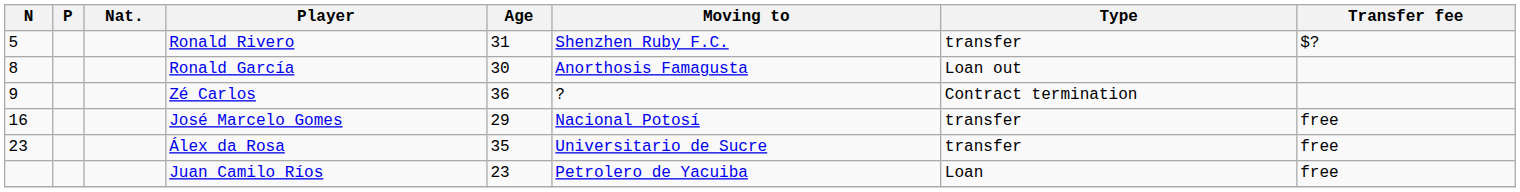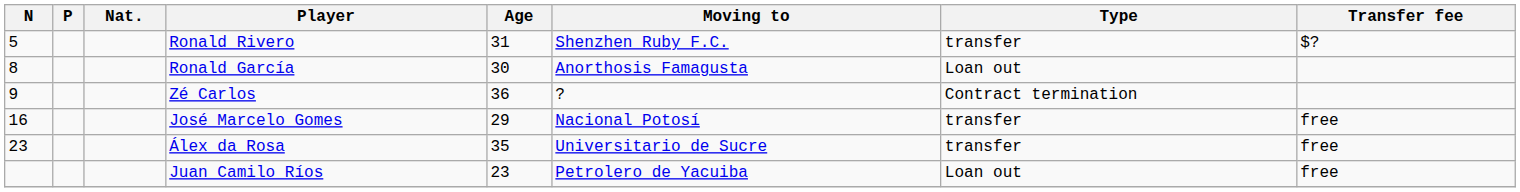(964, 173) Loan -> (983, 173) Loan out
